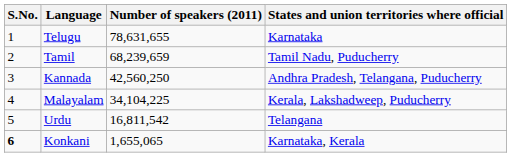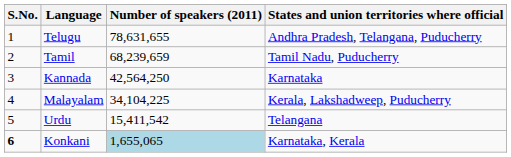(295, 36) Karnataka -> (375, 36) Andhra Pradesh, Telangana, Puducherry
(140, 78) 42,560,250 -> (140, 78) 42,564,250
(375, 78) Andhra Pradesh, Telangana, Puducherry -> (295, 78) Karnataka
(139, 120) 16,811,542 -> (139, 120) 15,411,542
(136, 141) no background -> (136, 141) lightblue background
